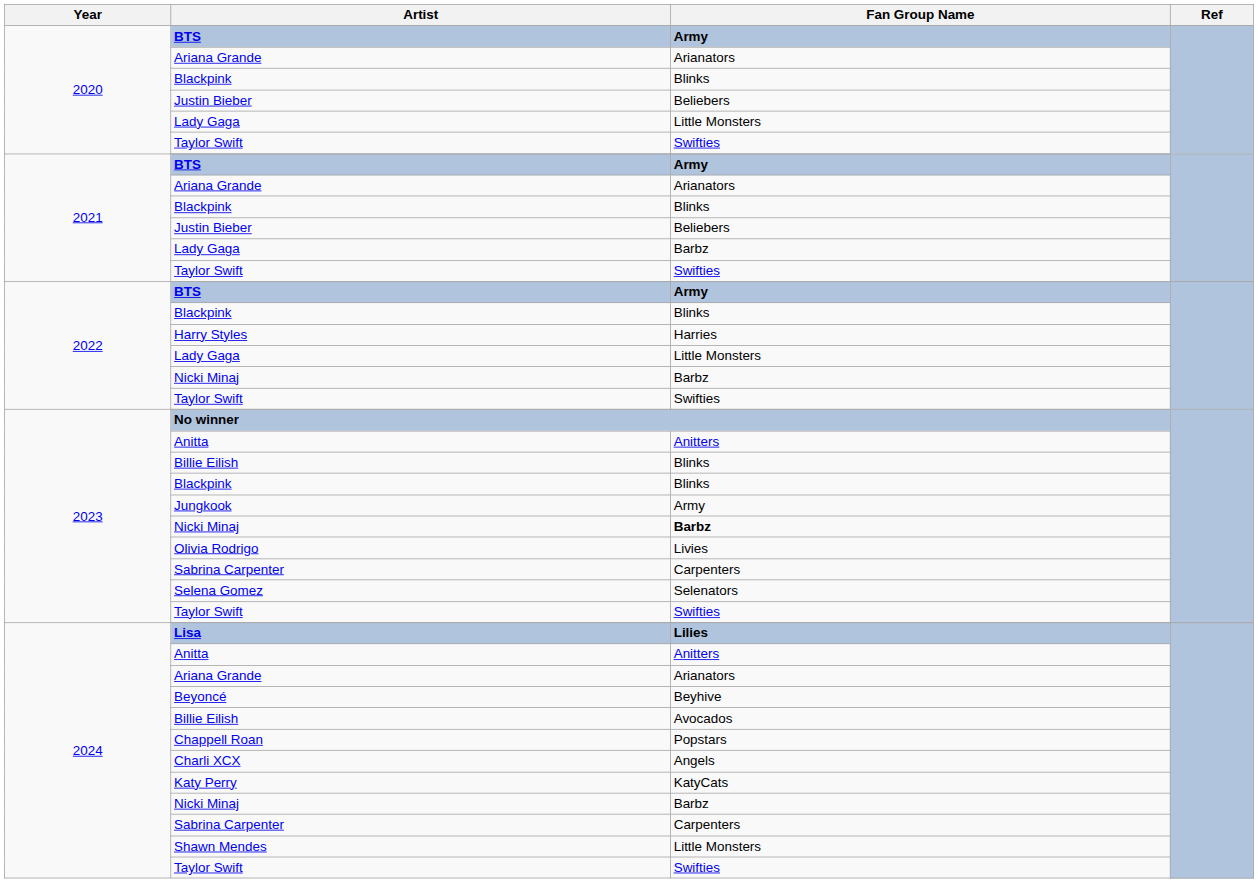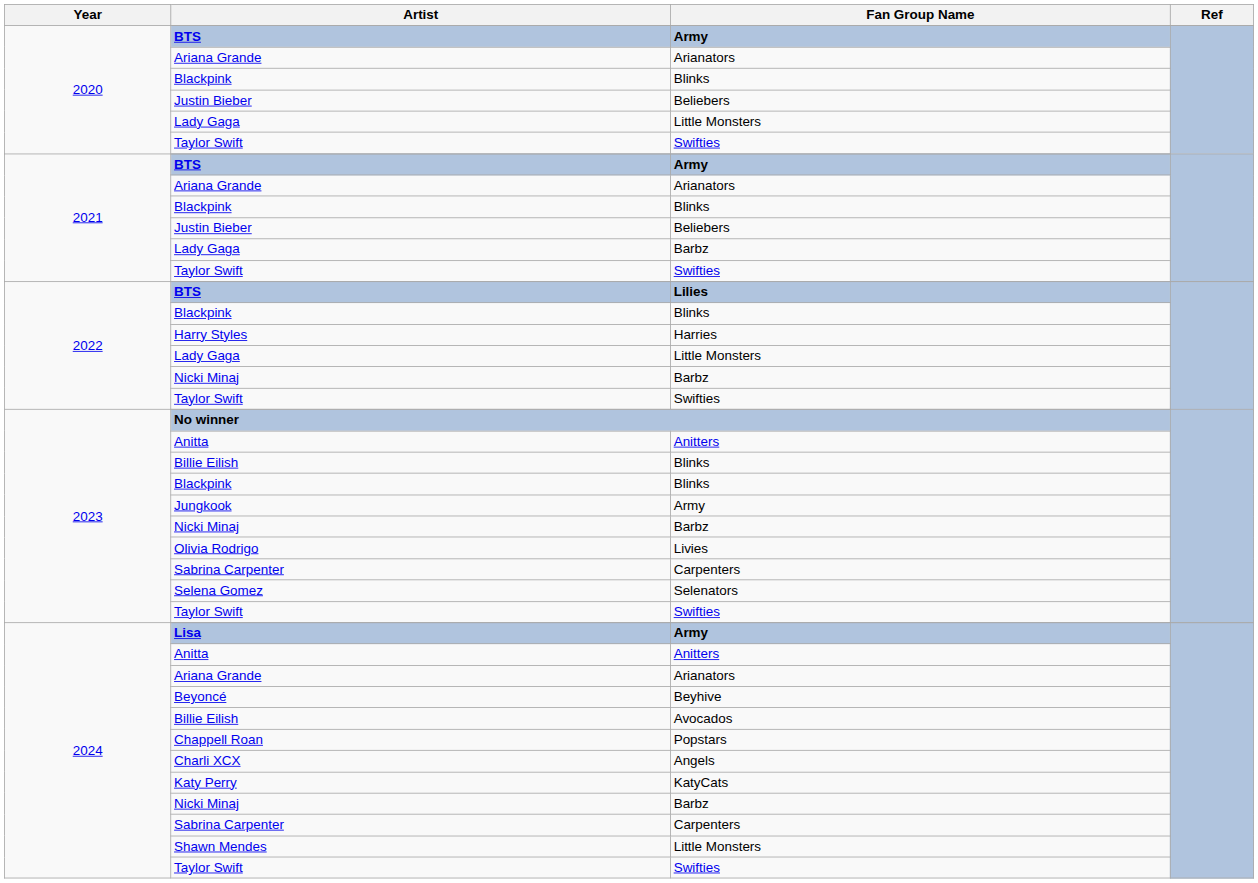(691, 292) Army -> (691, 292) Lilies
(692, 526) bold -> (691, 526) normal
(691, 633) Lilies -> (691, 633) Army
